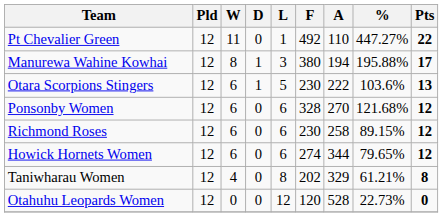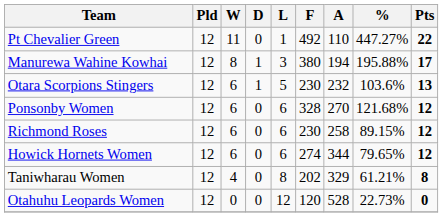(338, 85) 222 -> (338, 85) 232
